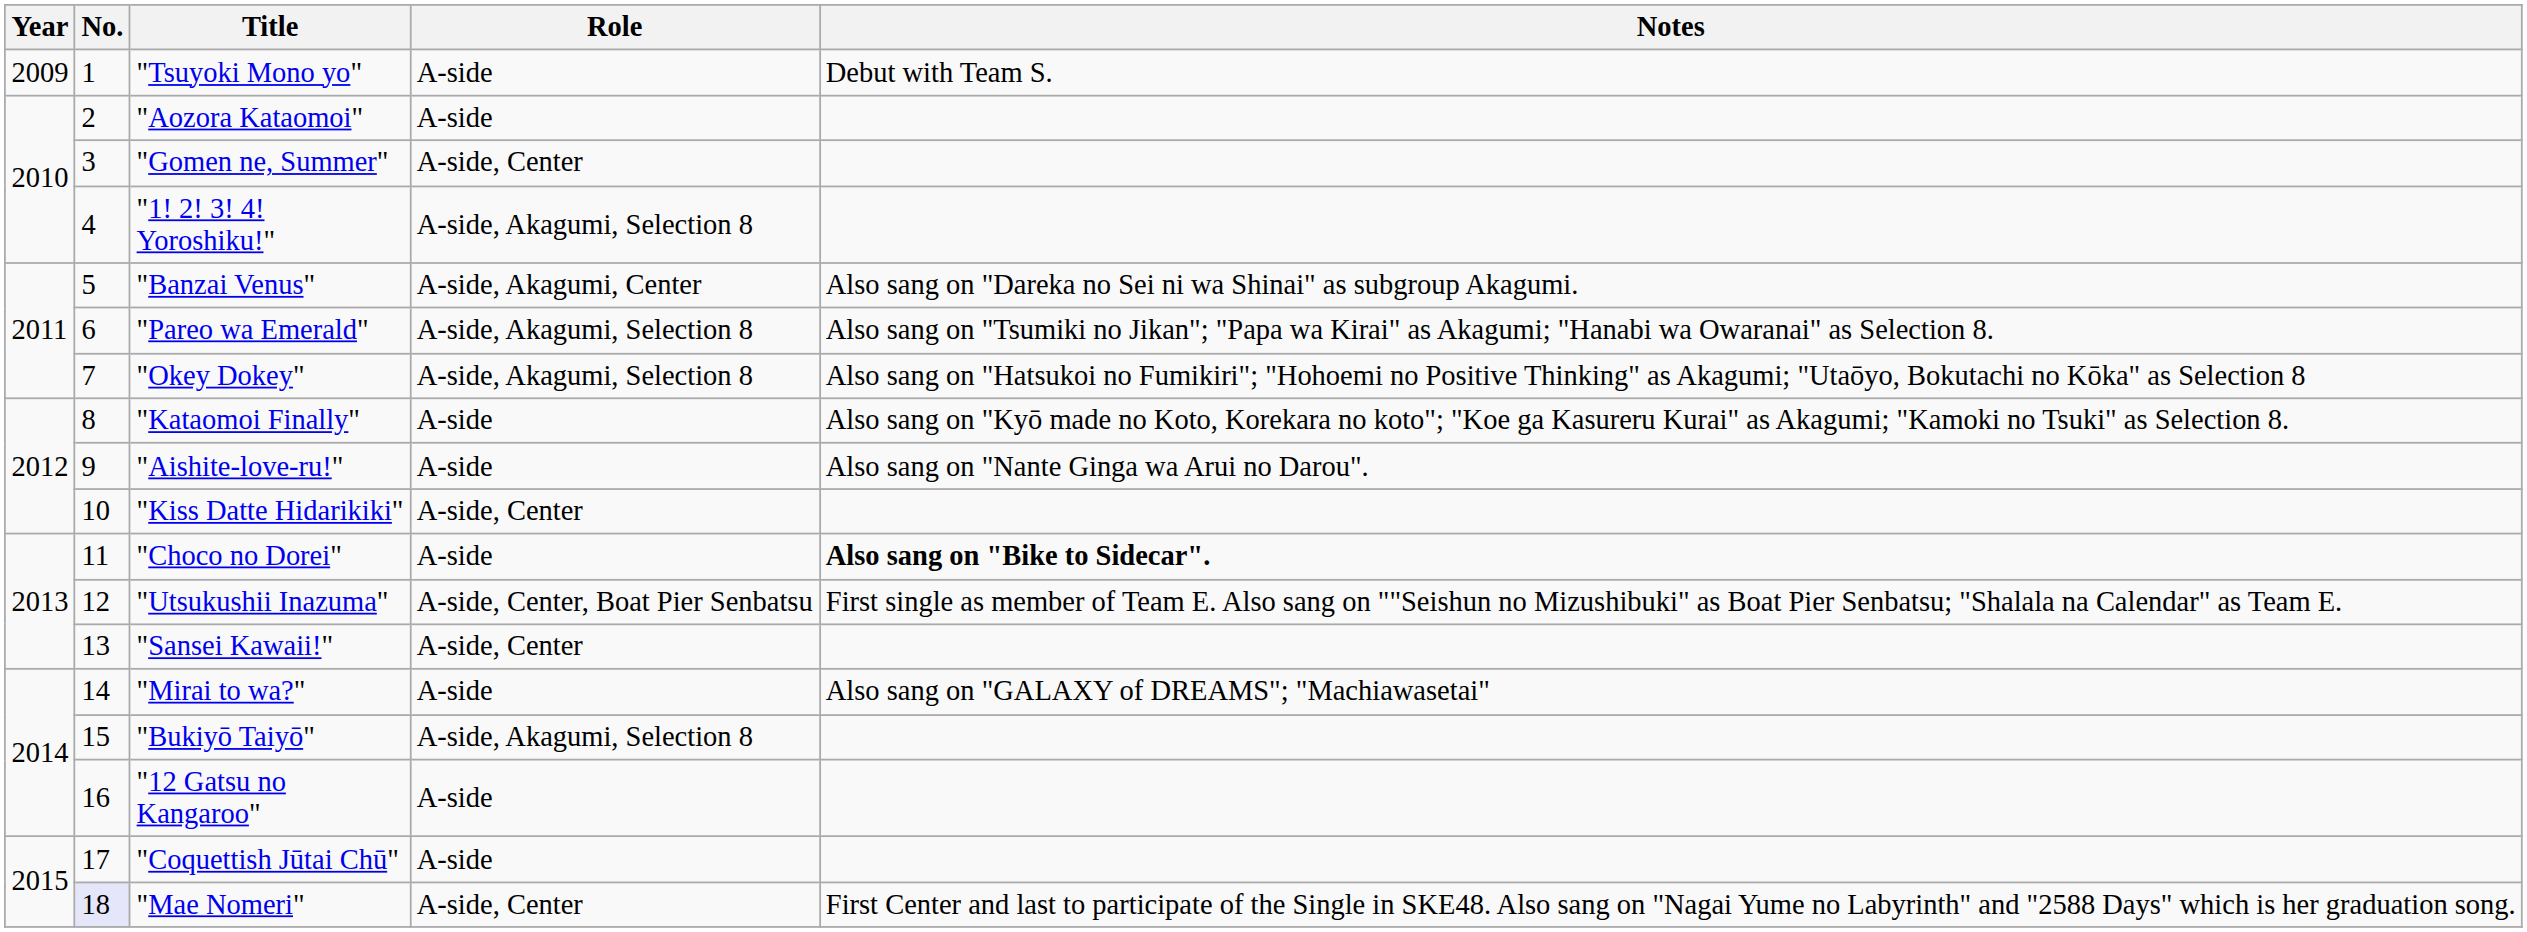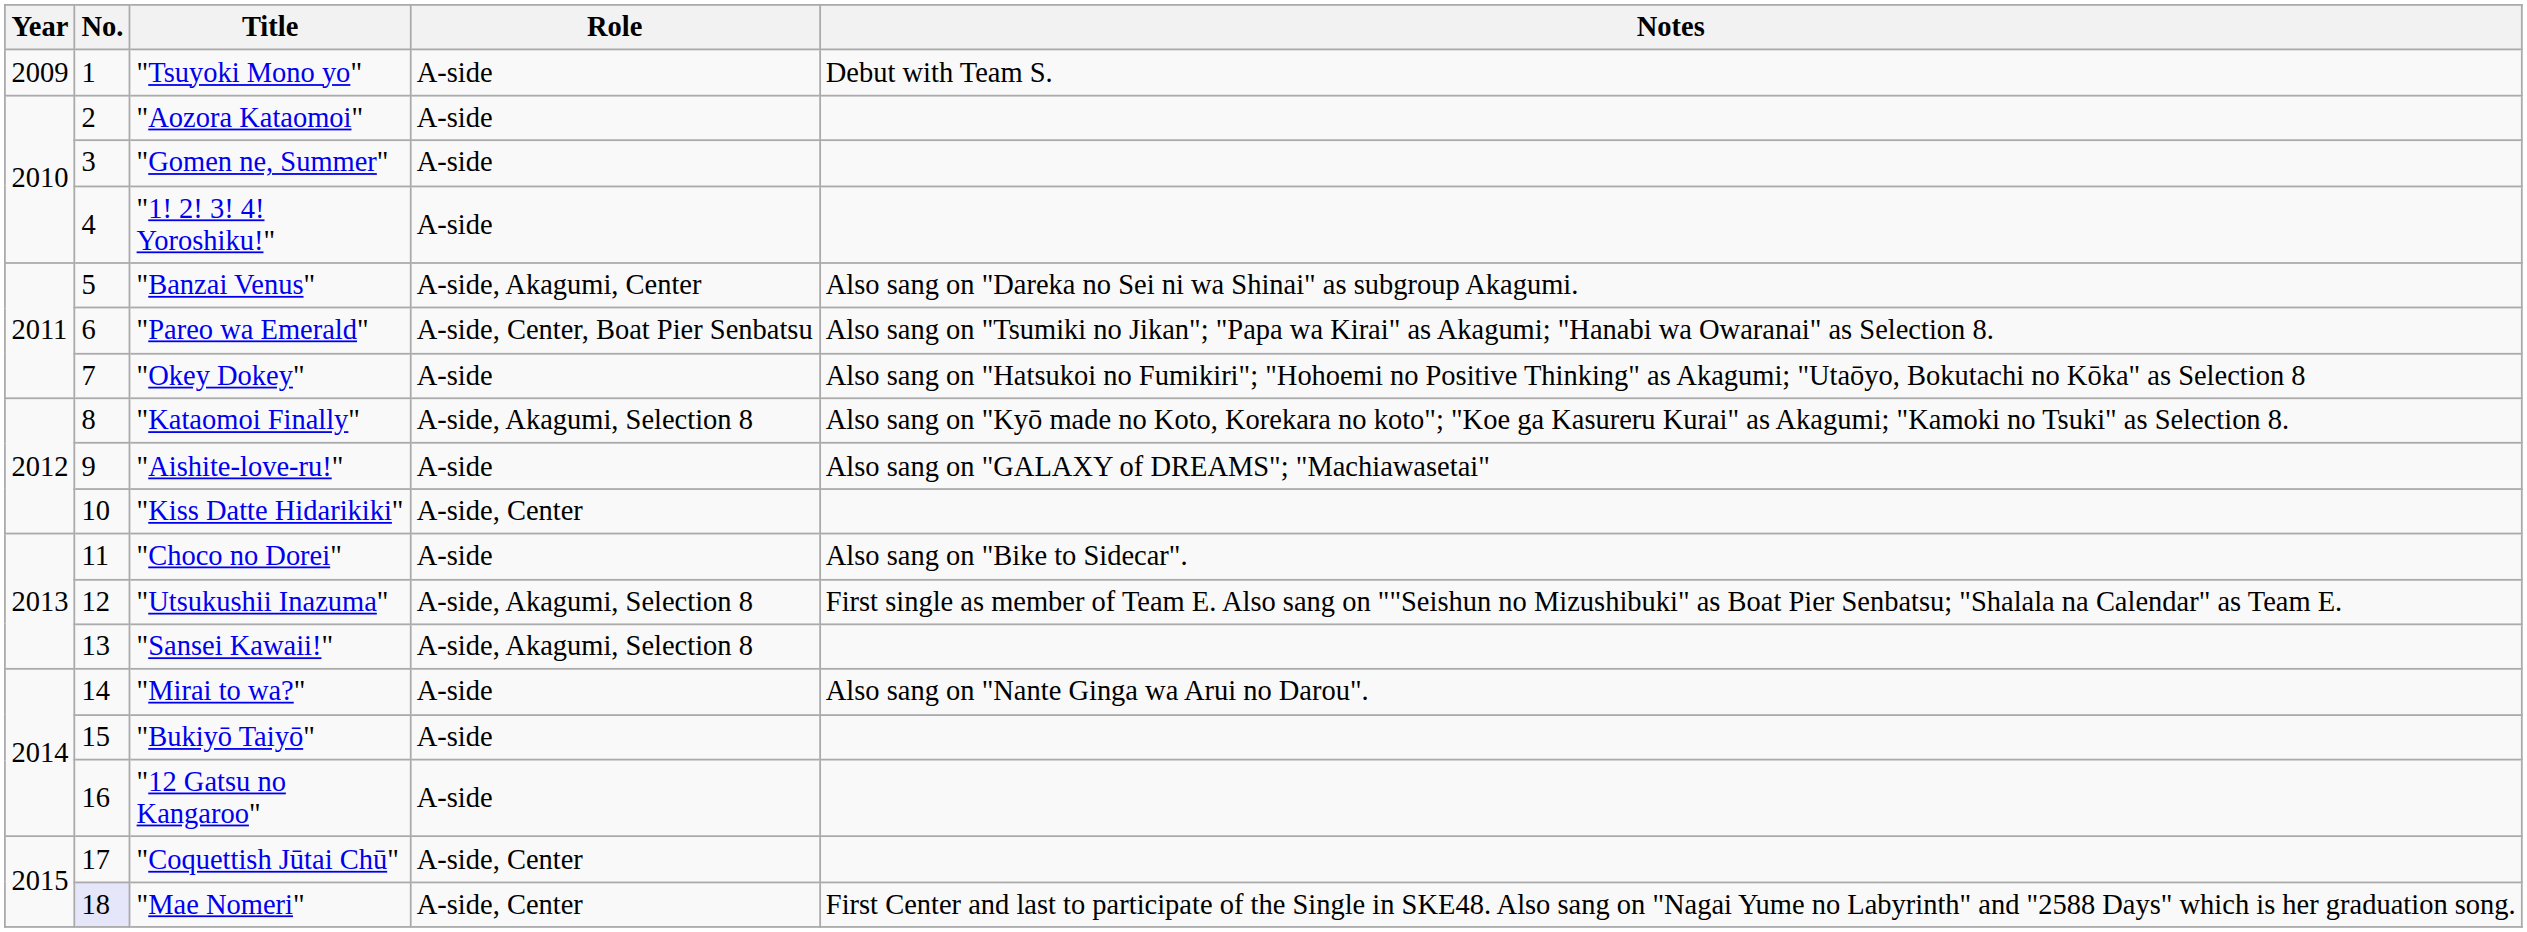(500, 162) A-side, Center -> (455, 162) A-side
(585, 223) A-side, Akagumi, Selection 8 -> (455, 223) A-side
(585, 330) A-side, Akagumi, Selection 8 -> (615, 330) A-side, Center, Boat Pier Senbatsu
(585, 375) A-side, Akagumi, Selection 8 -> (455, 375) A-side
(455, 420) A-side -> (585, 420) A-side, Akagumi, Selection 8
(1097, 465) Also sang on "Nante Ginga wa Arui no Darou". -> (1158, 465) Also sang on "GALAXY of DREAMS"; "Machiawasetai"
(1018, 555) bold -> (1007, 555) normal
(615, 601) A-side, Center, Boat Pier Senbatsu -> (585, 601) A-side, Akagumi, Selection 8
(500, 646) A-side, Center -> (585, 646) A-side, Akagumi, Selection 8
(1158, 691) Also sang on "GALAXY of DREAMS"; "Machiawasetai" -> (1097, 691) Also sang on "Nante Ginga wa Arui no Darou".
(585, 736) A-side, Akagumi, Selection 8 -> (455, 736) A-side
(455, 859) A-side -> (500, 859) A-side, Center
